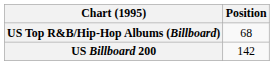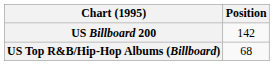rows swapped: (114, 51) <-> (114, 32)
